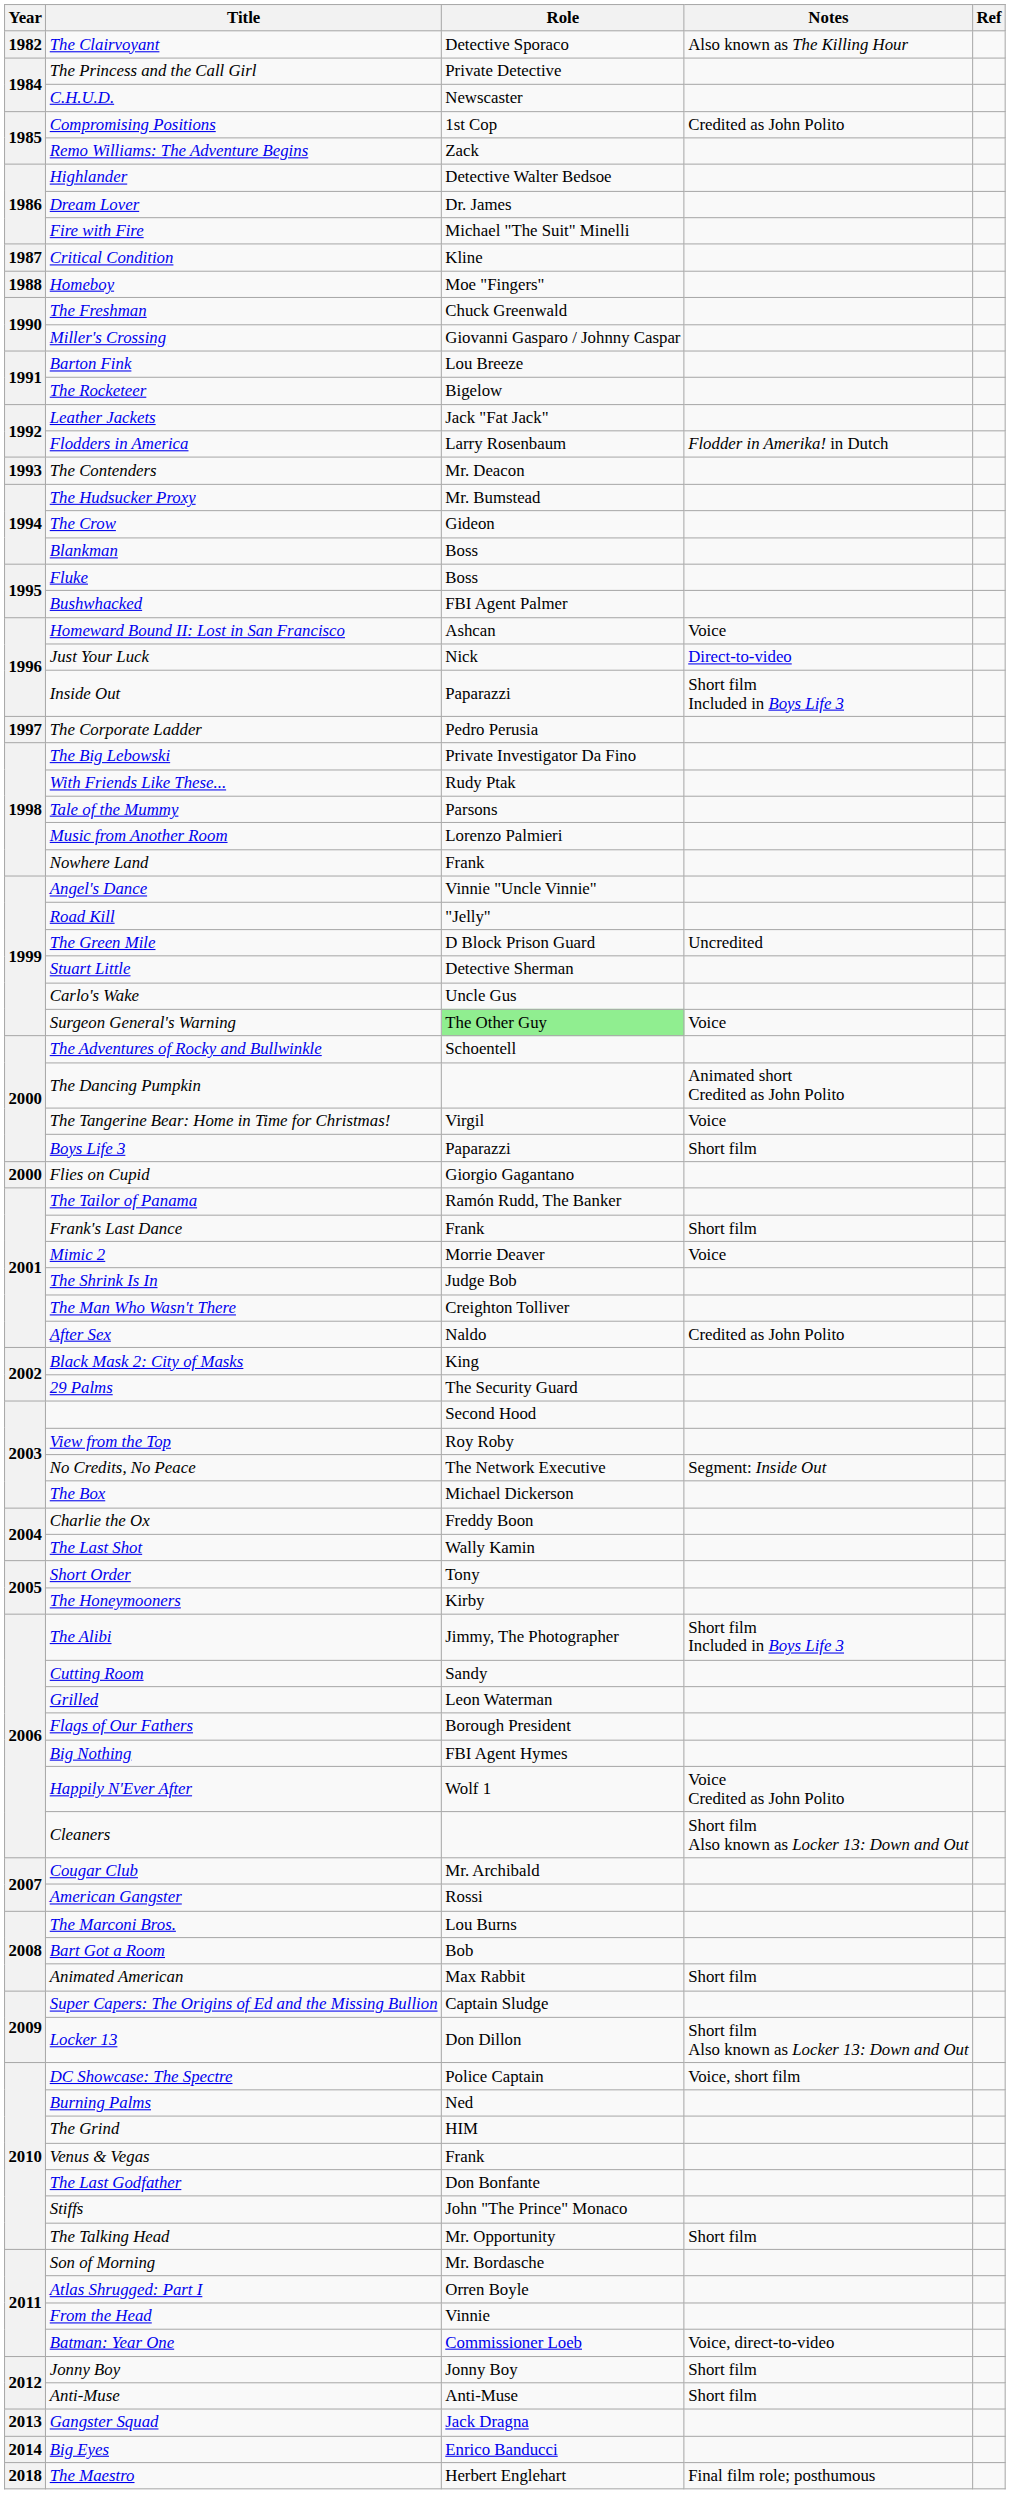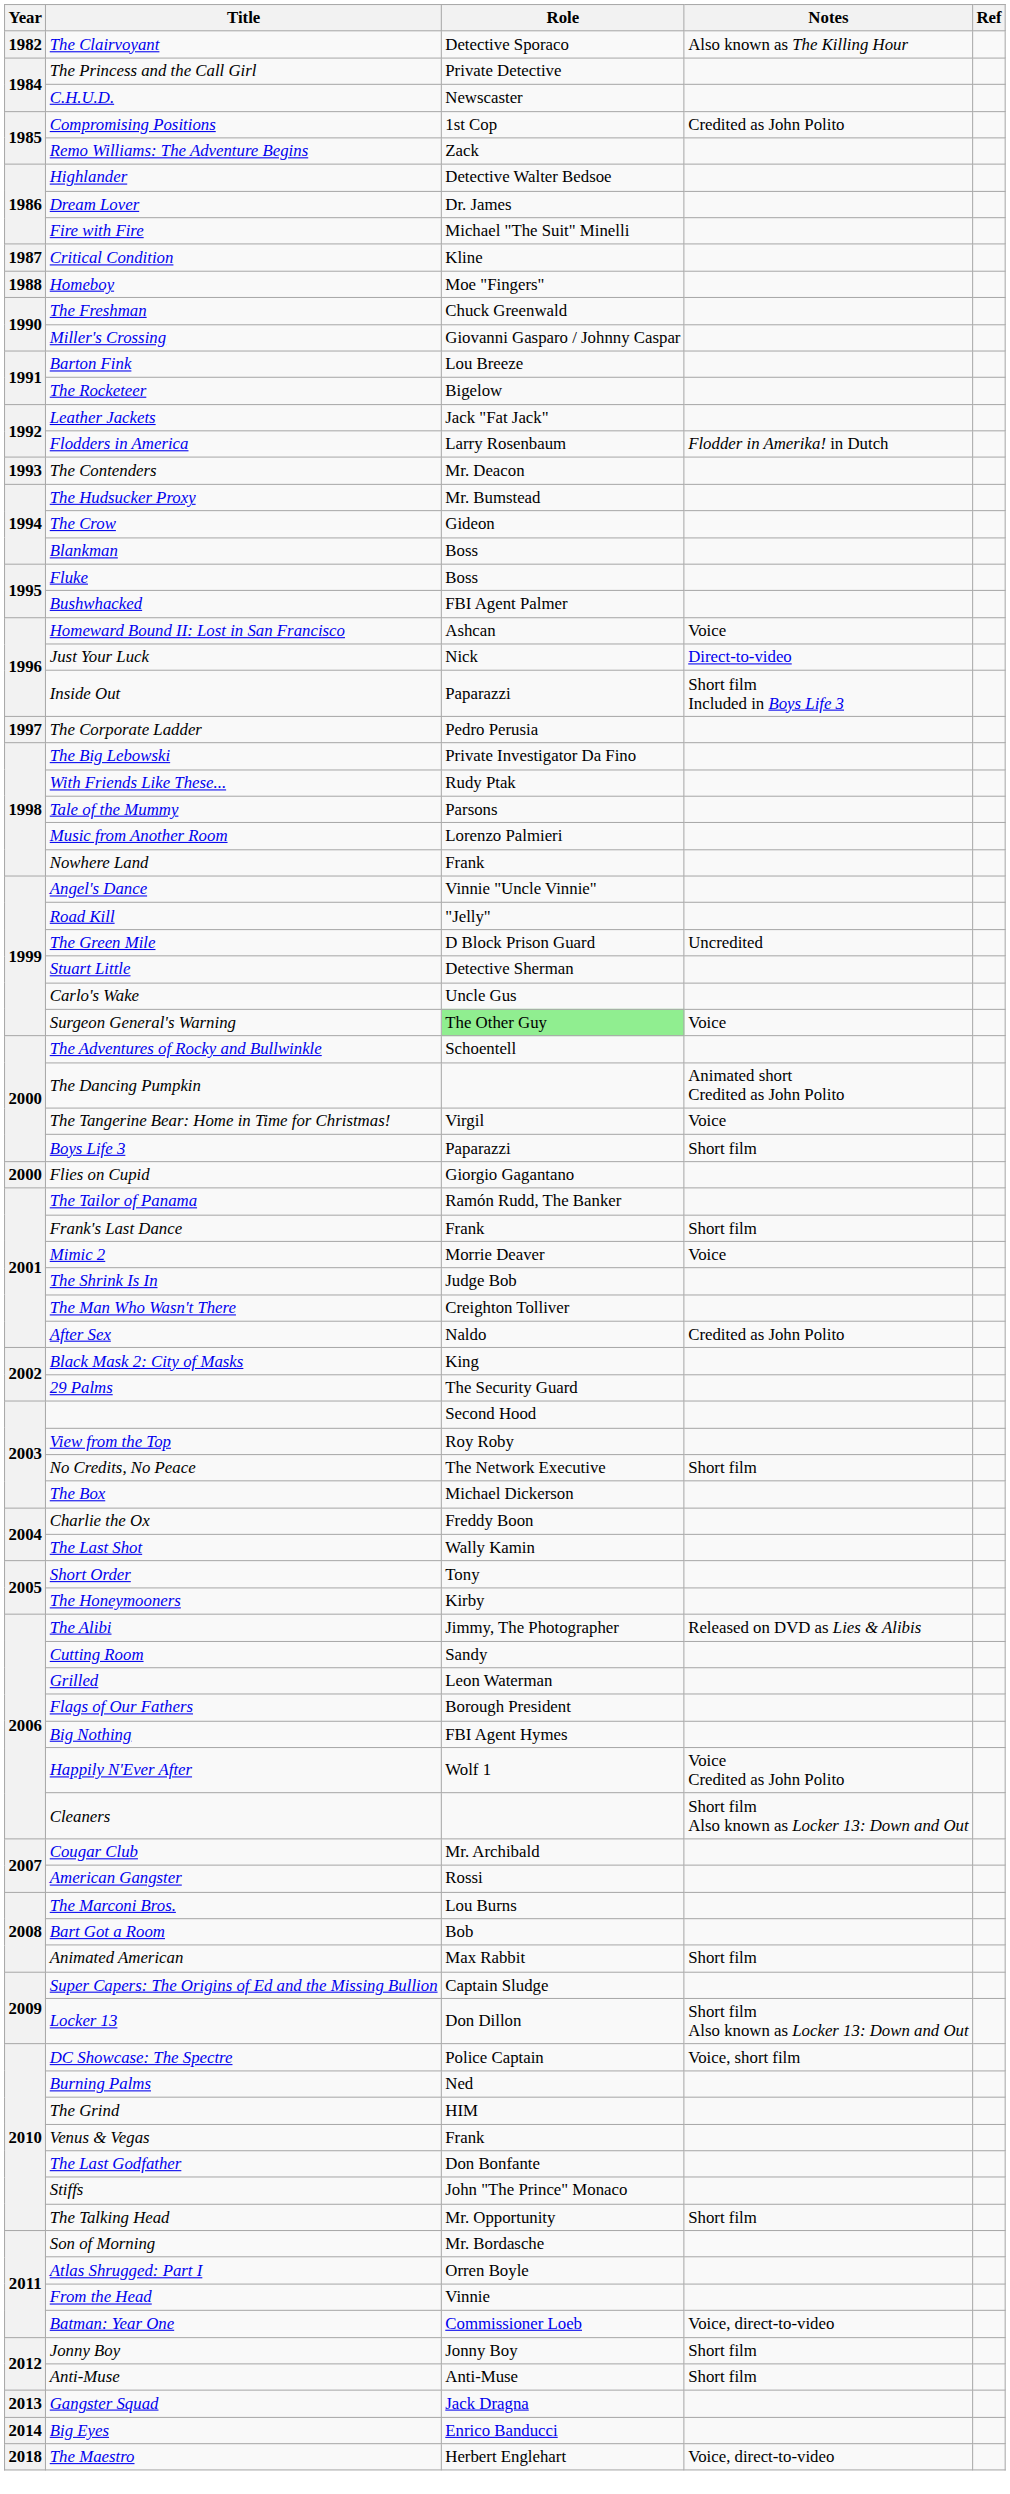(757, 1467) Segment: Inside Out -> (722, 1467) Short film
(766, 1637) Short film Included in Boys Life 3 -> (805, 1627) Released on DVD as Lies & Alibis
(782, 2475) Final film role; posthumous -> (761, 2456) Voice, direct-to-video
